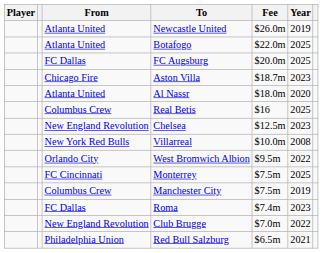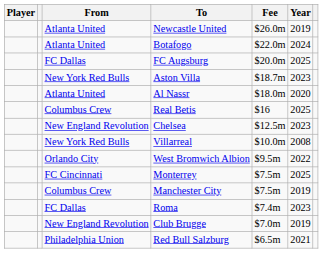(300, 45) 2025 -> (300, 45) 2024
(71, 77) Chicago Fire -> (87, 77) New York Red Bulls
(300, 223) 2022 -> (300, 223) 2019
